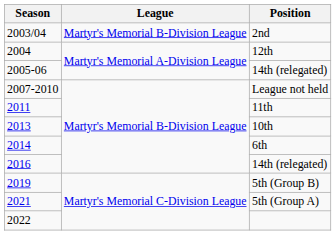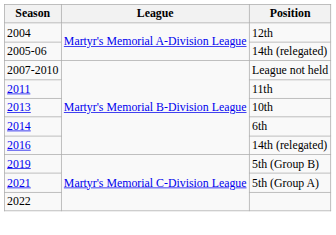- row: (27, 32)
